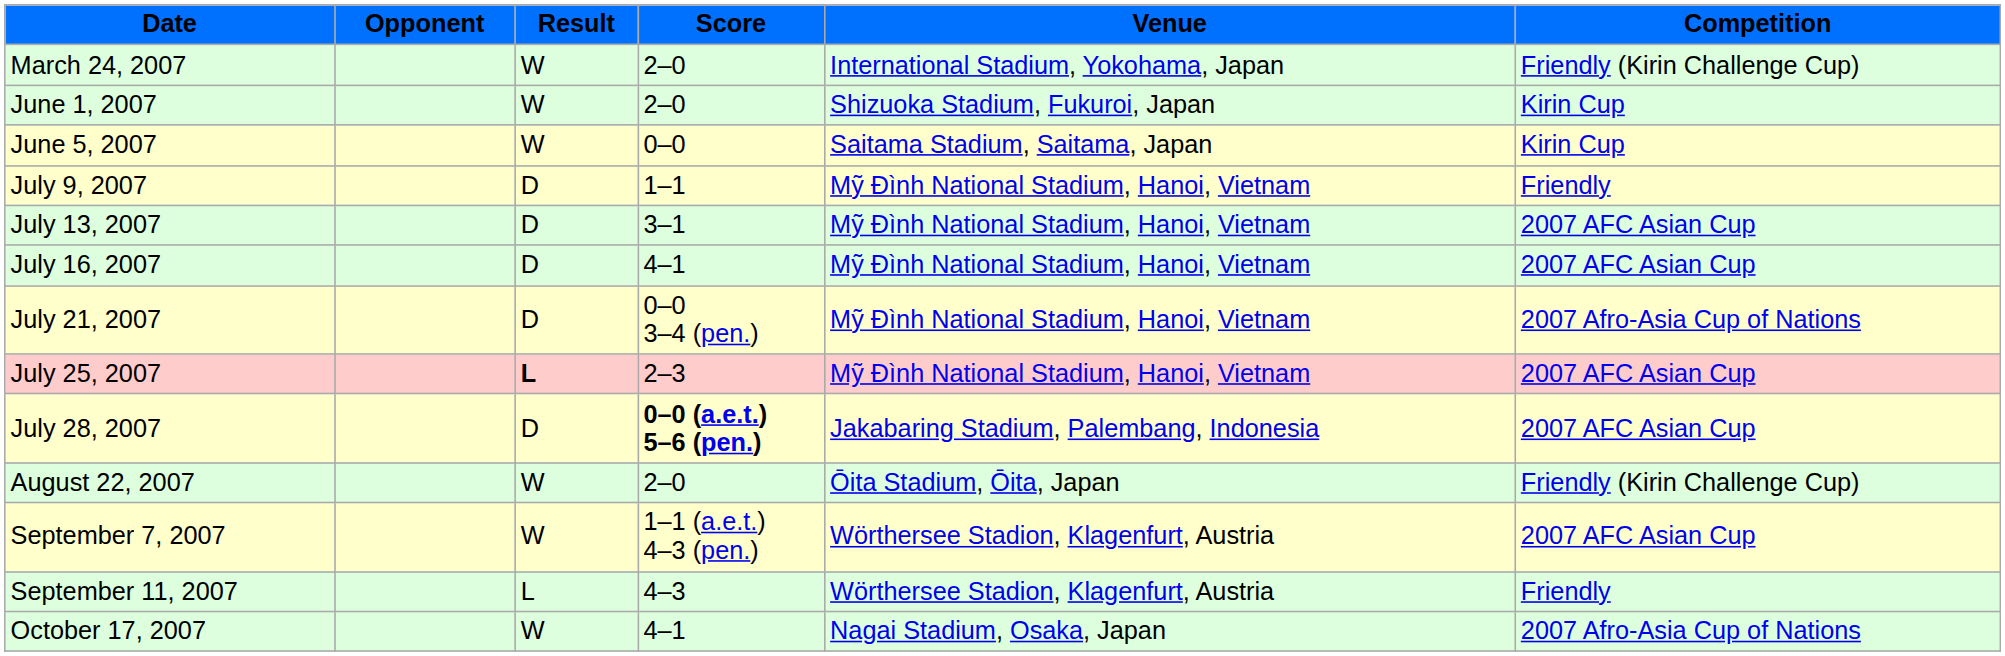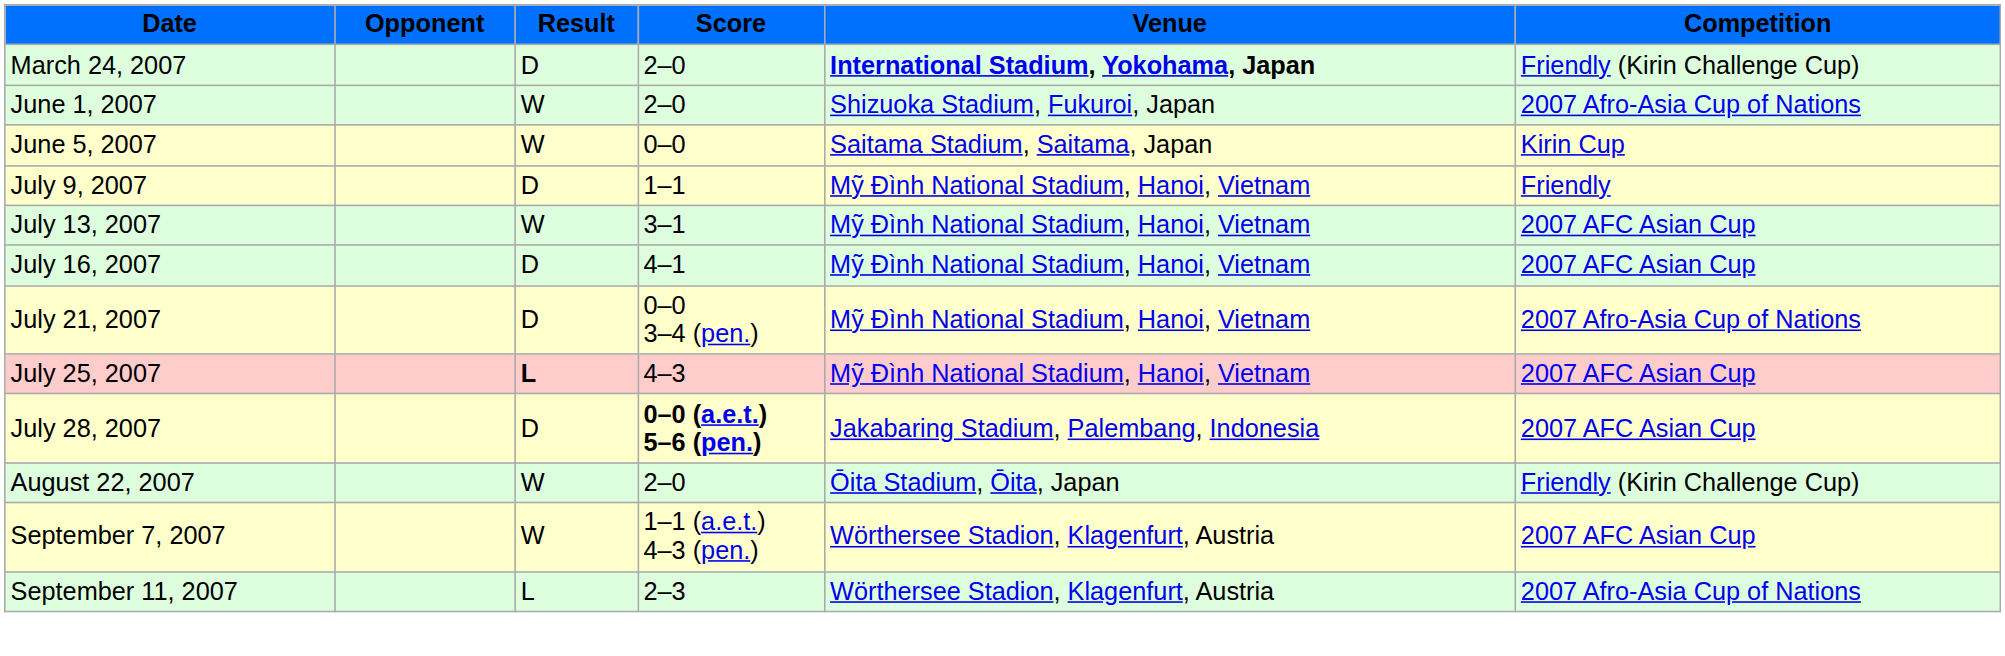(533, 64) W -> (530, 64) D
(1057, 64) normal -> (1073, 64) bold
(1573, 104) Kirin Cup -> (1691, 104) 2007 Afro-Asia Cup of Nations
(530, 225) D -> (533, 225) W
(665, 373) 2–3 -> (665, 373) 4–3
(665, 590) 4–3 -> (665, 590) 2–3
(1566, 590) Friendly -> (1691, 590) 2007 Afro-Asia Cup of Nations
- row: (108, 631)
